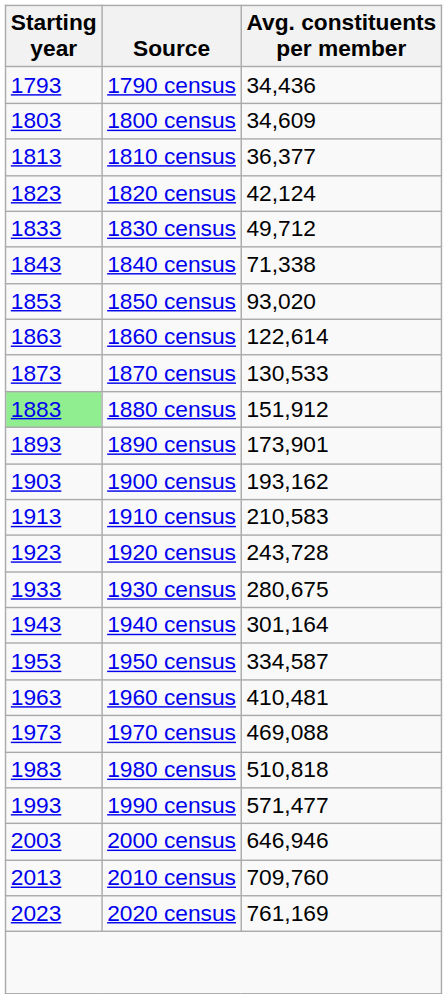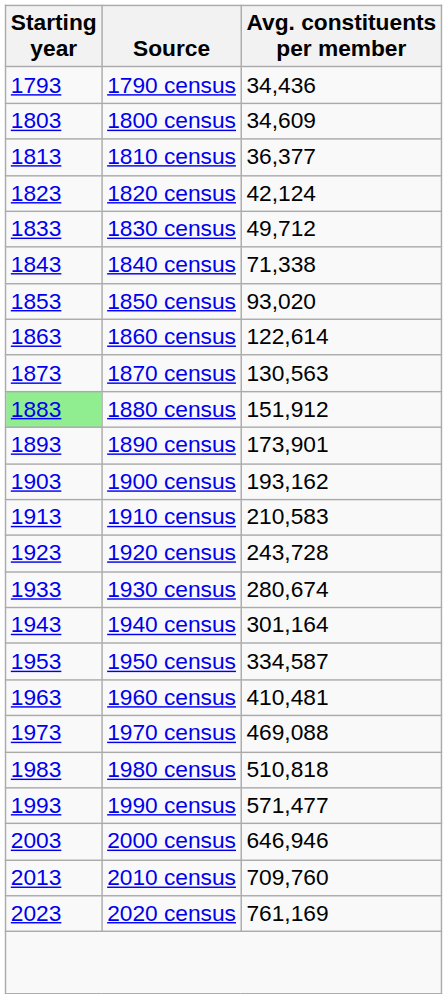(288, 373) 130,533 -> (288, 373) 130,563
(288, 589) 280,675 -> (288, 589) 280,674
